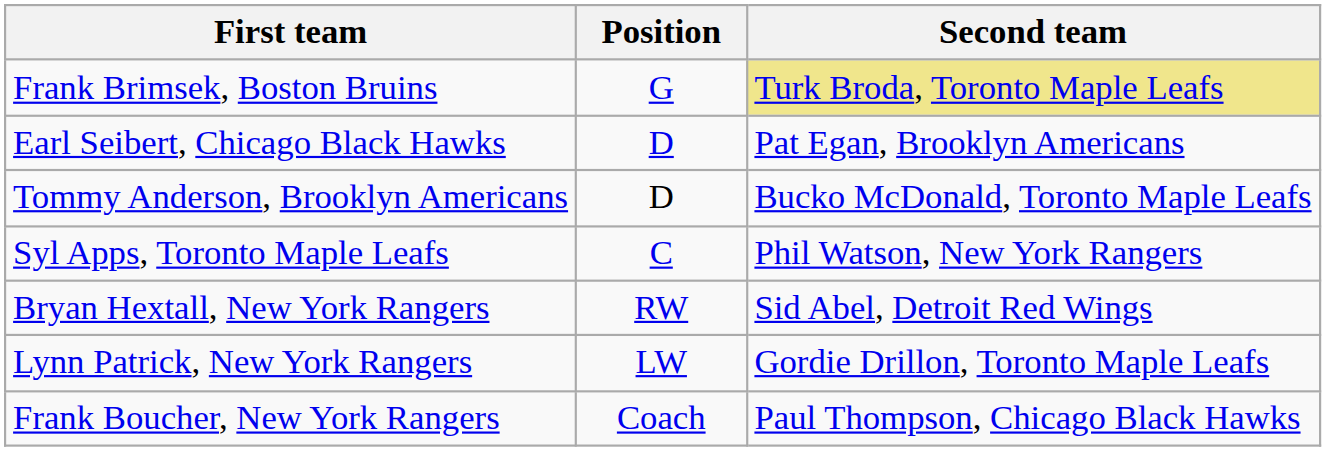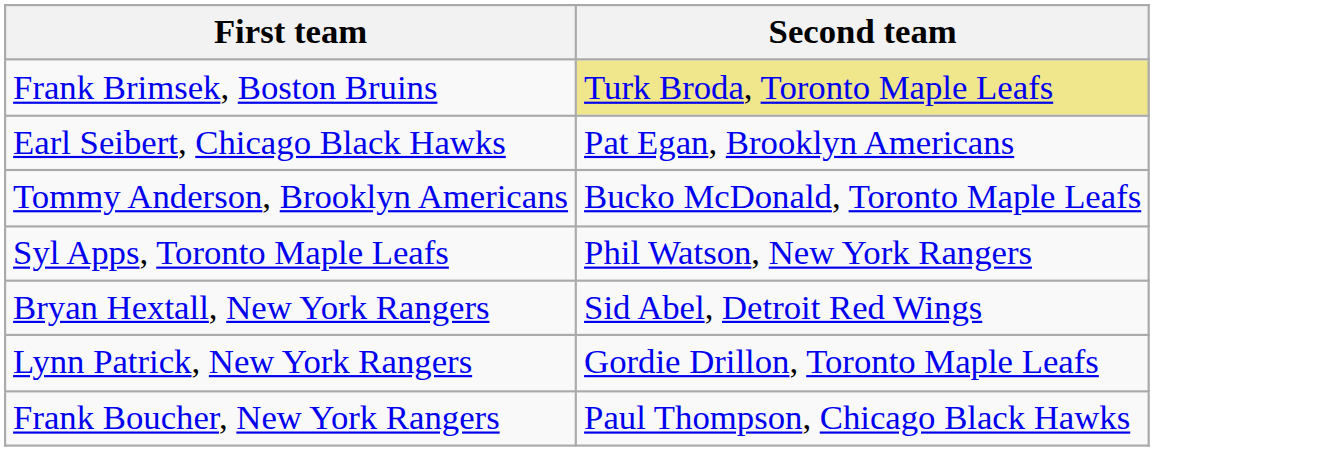- column: (661, 32)
